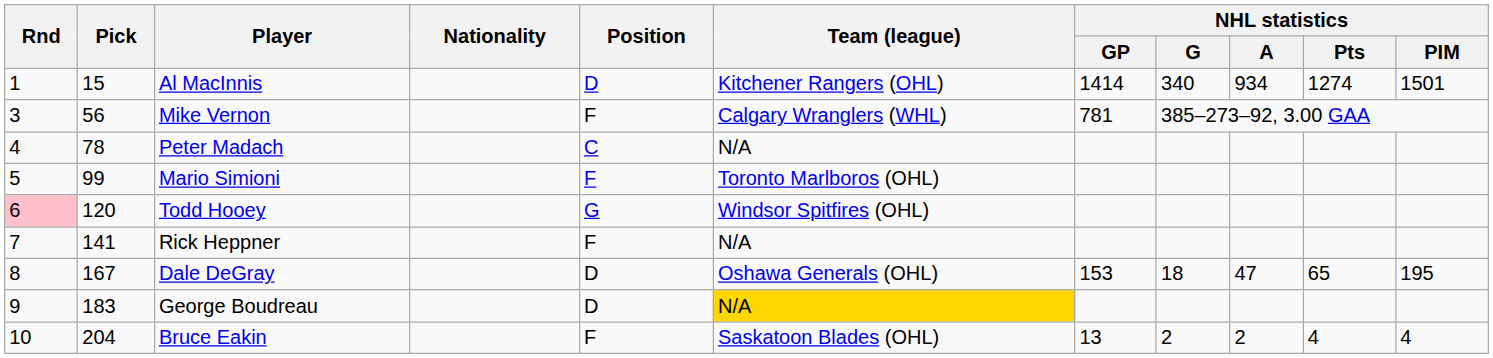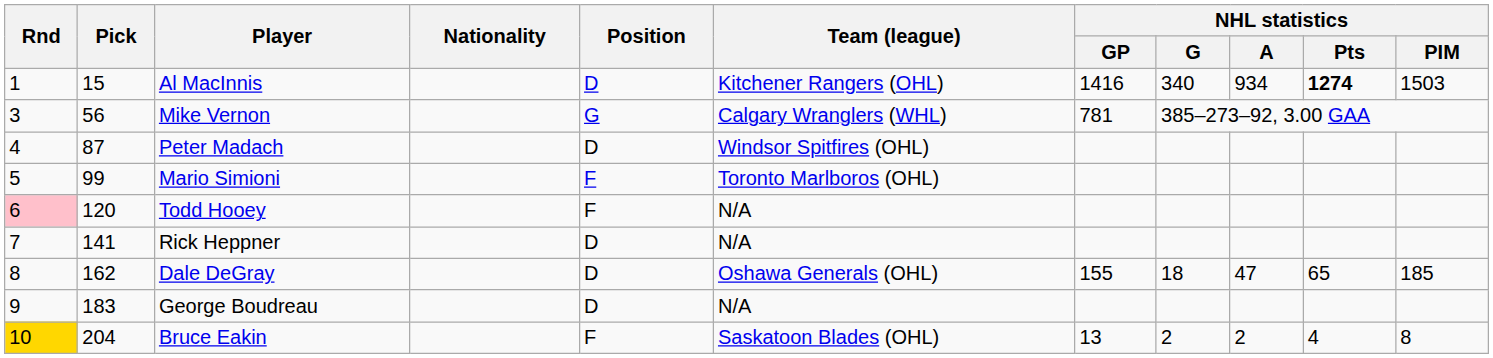(1102, 83) 1414 -> (1102, 83) 1416
(1330, 83) normal -> (1330, 83) bold
(1423, 83) 1501 -> (1423, 83) 1503
(590, 115) F -> (592, 115) G
(93, 147) 78 -> (93, 147) 87
(591, 147) C -> (591, 147) D
(735, 147) N/A -> (824, 147) Windsor Spitfires (OHL)
(592, 210) G -> (590, 210) F
(824, 210) Windsor Spitfires (OHL) -> (735, 210) N/A
(590, 242) F -> (591, 242) D
(99, 274) 167 -> (99, 274) 162
(1096, 274) 153 -> (1096, 274) 155
(1417, 274) 195 -> (1417, 274) 185
(735, 305) gold background -> (735, 305) no background
(20, 337) no background -> (20, 337) gold background
(1406, 337) 4 -> (1406, 337) 8
